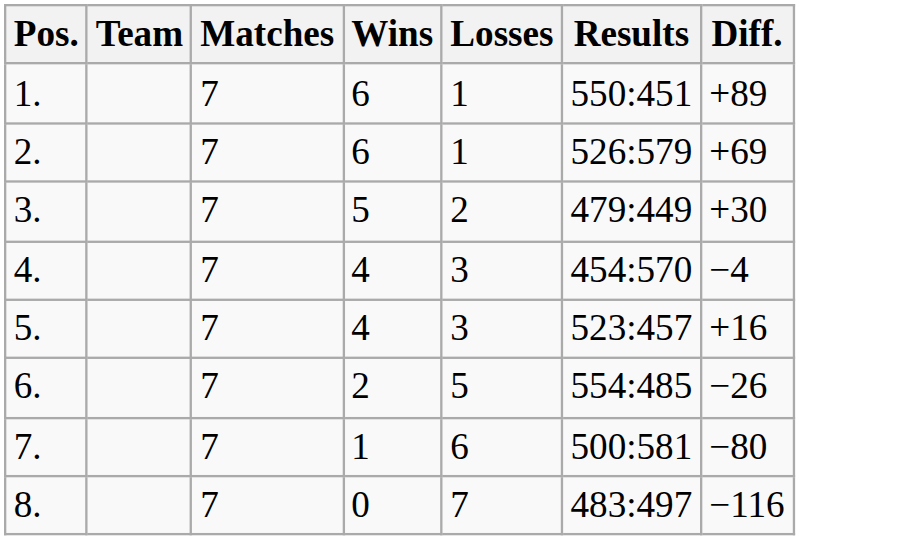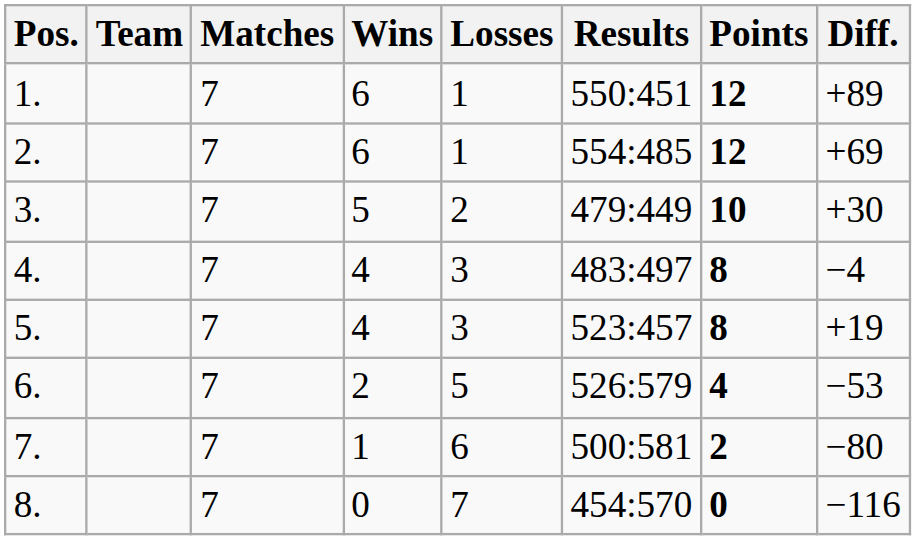+ column: (759, 33)
(631, 151) 526:579 -> (631, 151) 554:485
(631, 269) 454:570 -> (631, 269) 483:497
(738, 328) +16 -> (854, 328) +19
(631, 387) 554:485 -> (631, 387) 526:579
(738, 387) −26 -> (854, 387) −53
(631, 504) 483:497 -> (631, 504) 454:570
